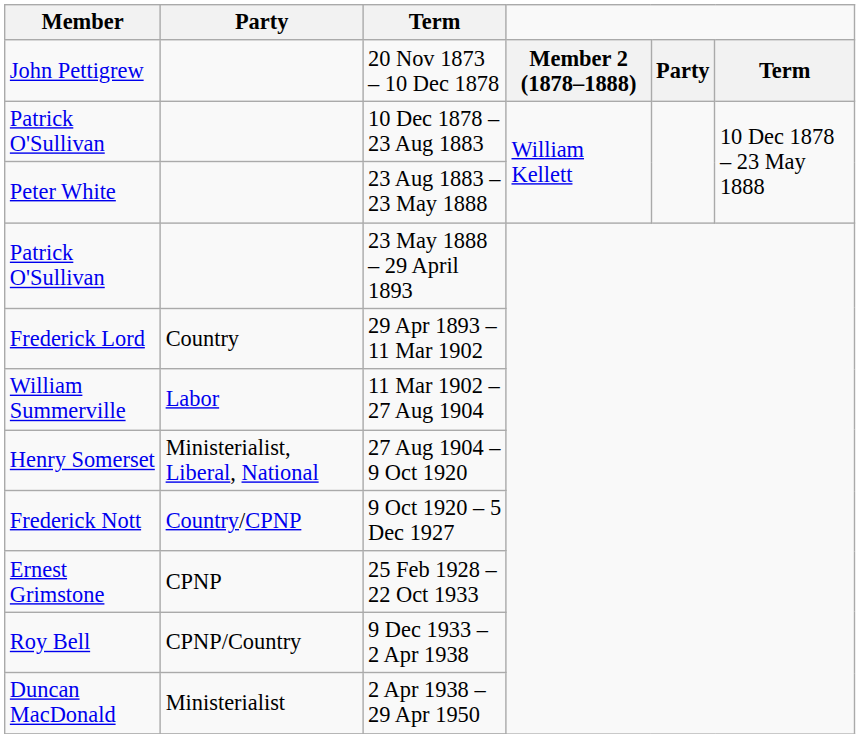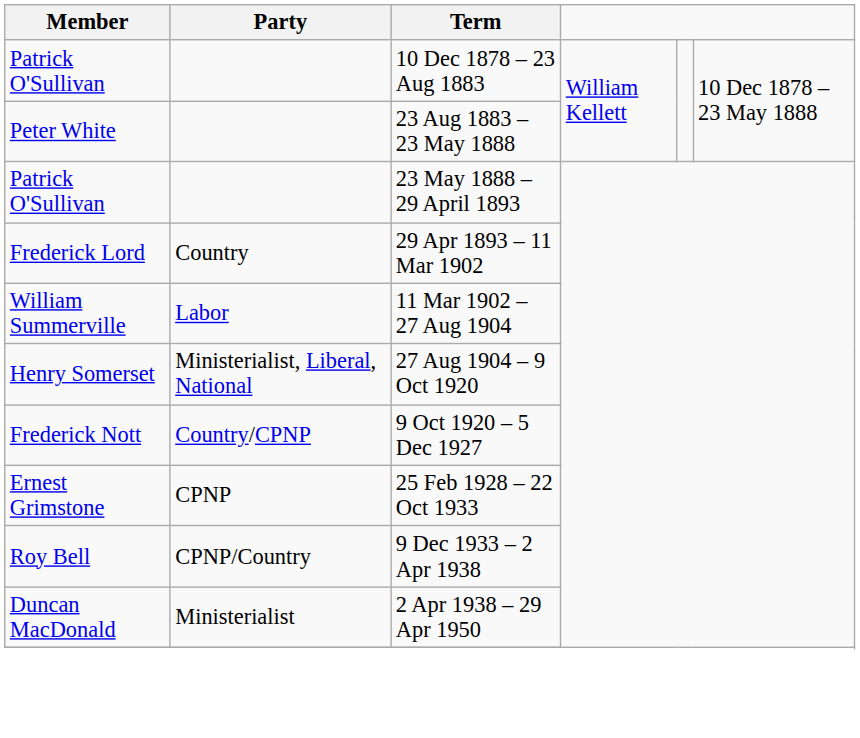- row: (434, 70)
